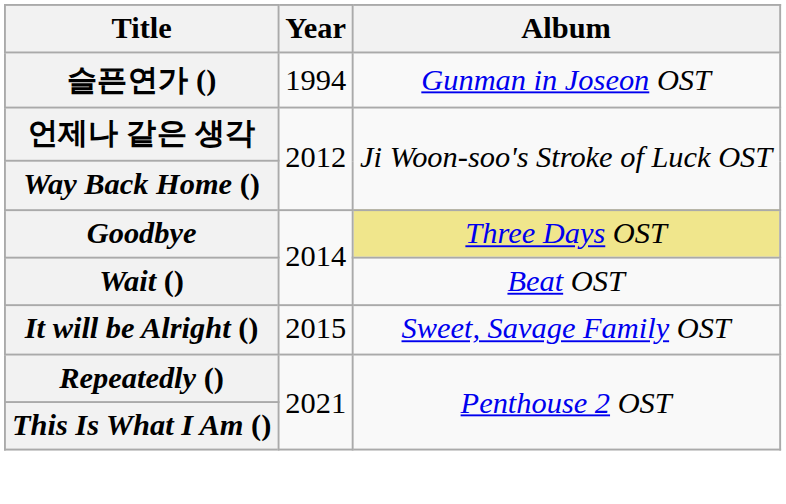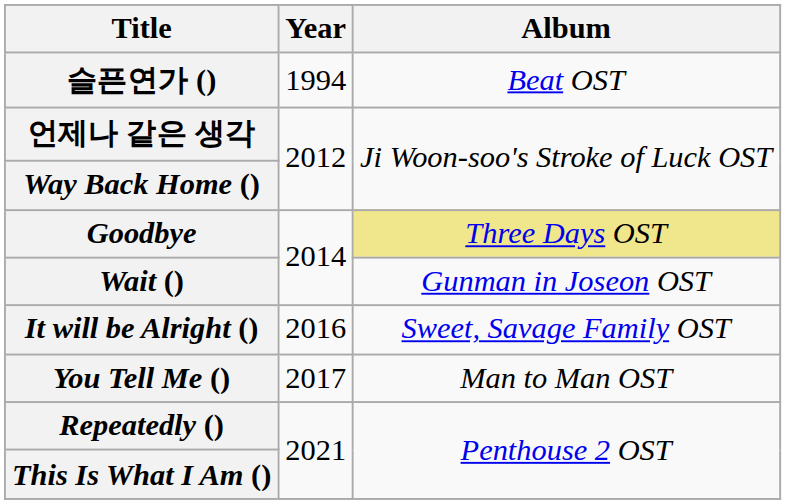(566, 79) Gunman in Joseon OST -> (566, 79) Beat OST
(566, 281) Beat OST -> (566, 281) Gunman in Joseon OST
(316, 329) 2015 -> (316, 329) 2016
+ row: (142, 377)
